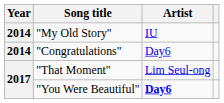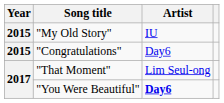(19, 32) 2014 -> (19, 32) 2015
(19, 51) 2014 -> (19, 51) 2015
